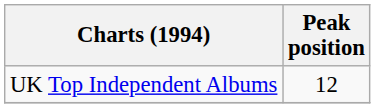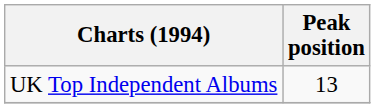(326, 84) 12 -> (326, 84) 13
